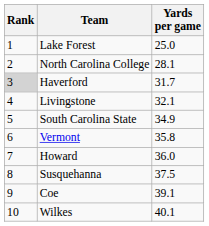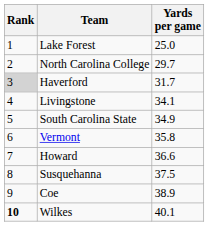(165, 63) 28.1 -> (165, 63) 29.7
(165, 100) 32.1 -> (165, 100) 34.1
(165, 156) 36.0 -> (165, 156) 36.6
(165, 193) 39.1 -> (165, 193) 38.9
(13, 212) normal -> (13, 212) bold
